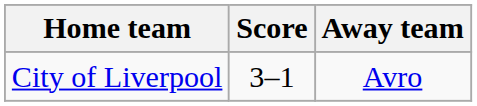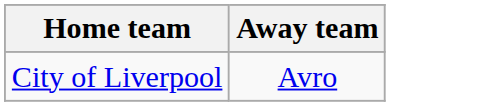- column: (272, 28)
